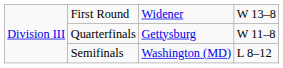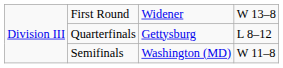(256, 33) W 11–8 -> (254, 33) L 8–12
(254, 53) L 8–12 -> (256, 53) W 11–8
